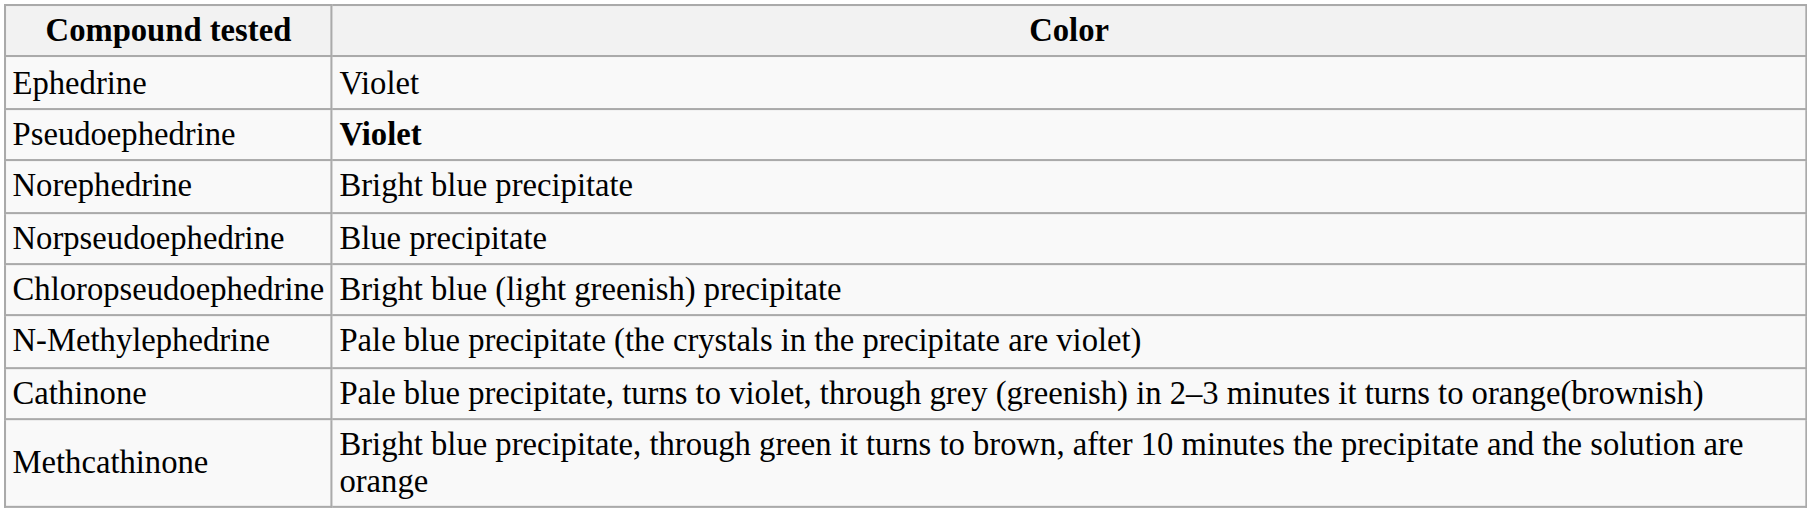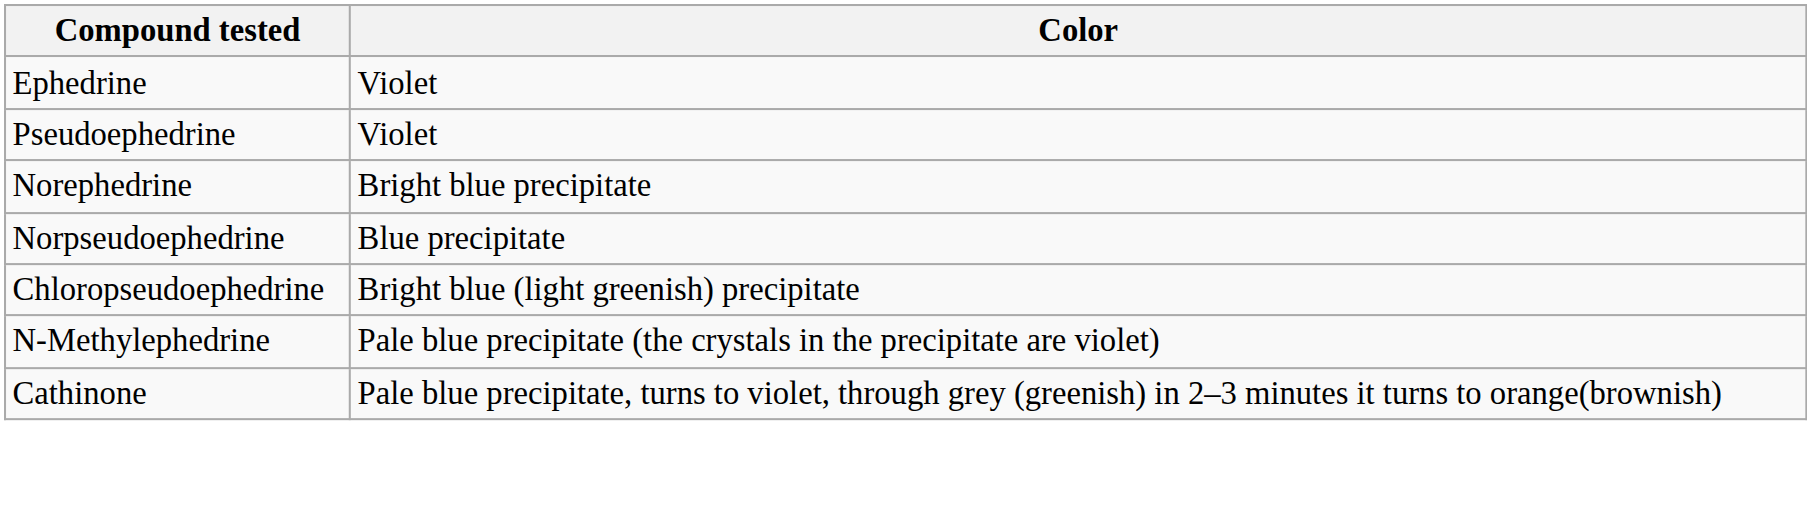(381, 133) bold -> (397, 133) normal
- row: (110, 462)
